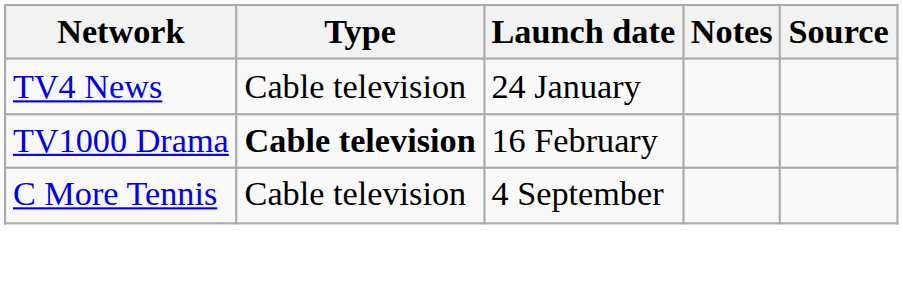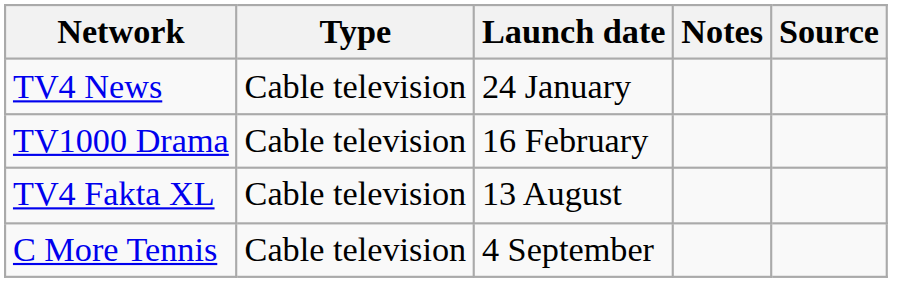(360, 140) bold -> (355, 140) normal
+ row: (114, 194)
